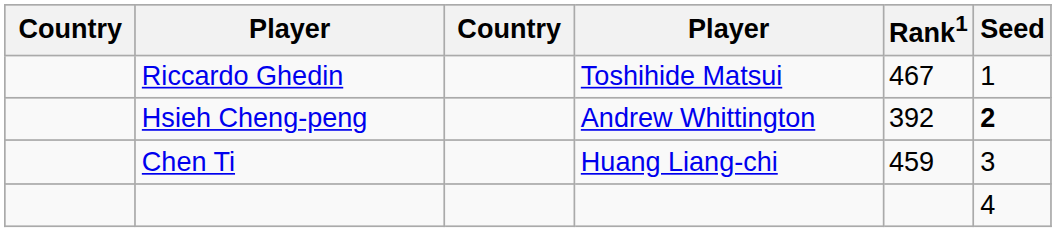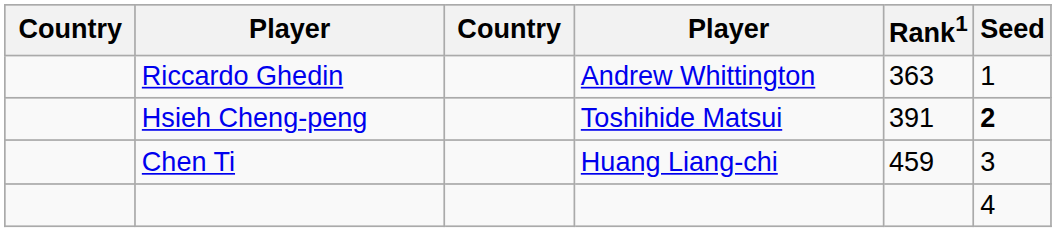(682, 76) Toshihide Matsui -> (698, 76) Andrew Whittington
(912, 76) 467 -> (912, 76) 363
(698, 119) Andrew Whittington -> (682, 119) Toshihide Matsui
(912, 119) 392 -> (912, 119) 391
